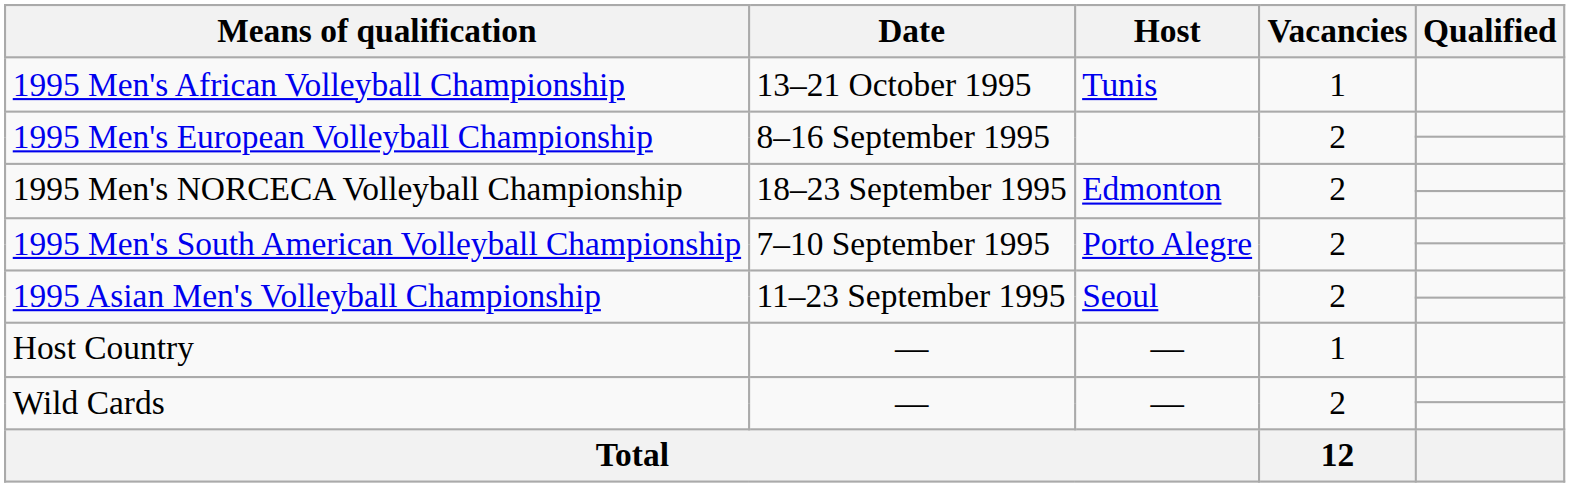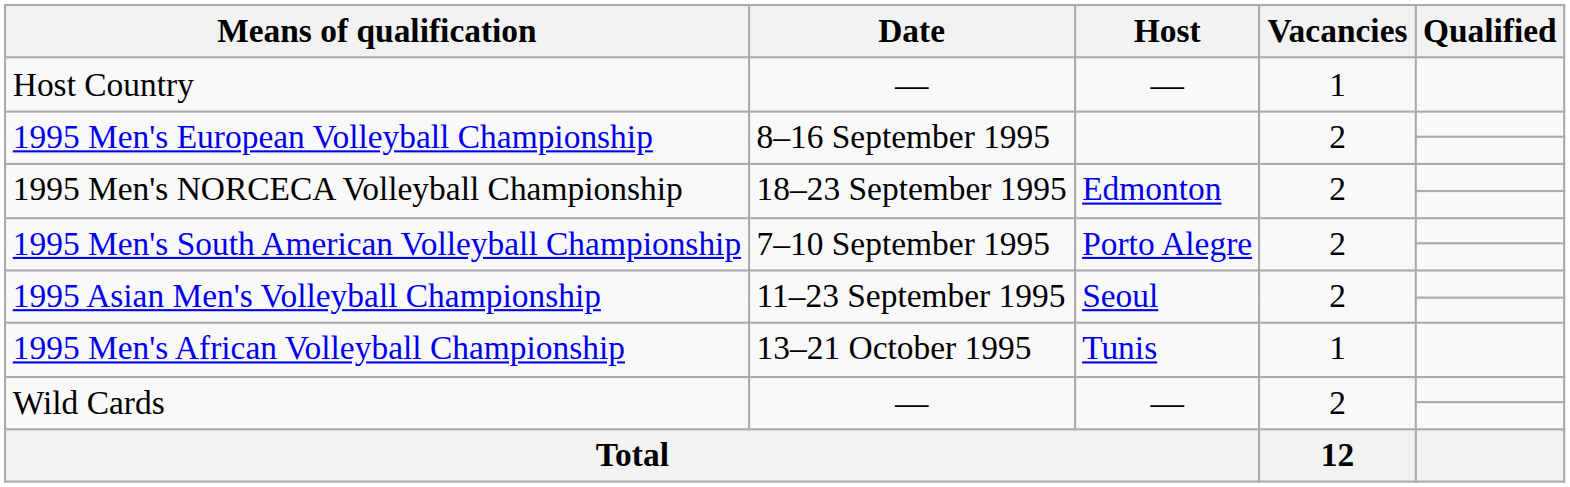rows swapped: (103, 349) <-> (319, 84)
